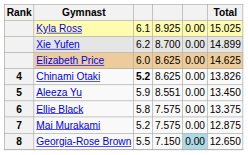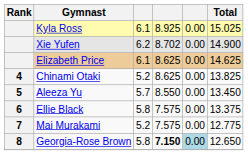(168, 45) 8.700 -> (168, 45) 8.702
(225, 45) 14.899 -> (225, 45) 14.900
(143, 61) 6.0 -> (143, 61) 6.1
(143, 77) bold -> (143, 77) normal
(225, 77) 13.826 -> (225, 77) 13.825
(143, 93) 5.9 -> (143, 93) 5.7
(168, 93) 8.551 -> (168, 93) 8.550
(225, 125) 12.875 -> (225, 125) 12.775
(143, 142) 5.5 -> (143, 142) 5.8
(168, 142) normal -> (168, 142) bold
